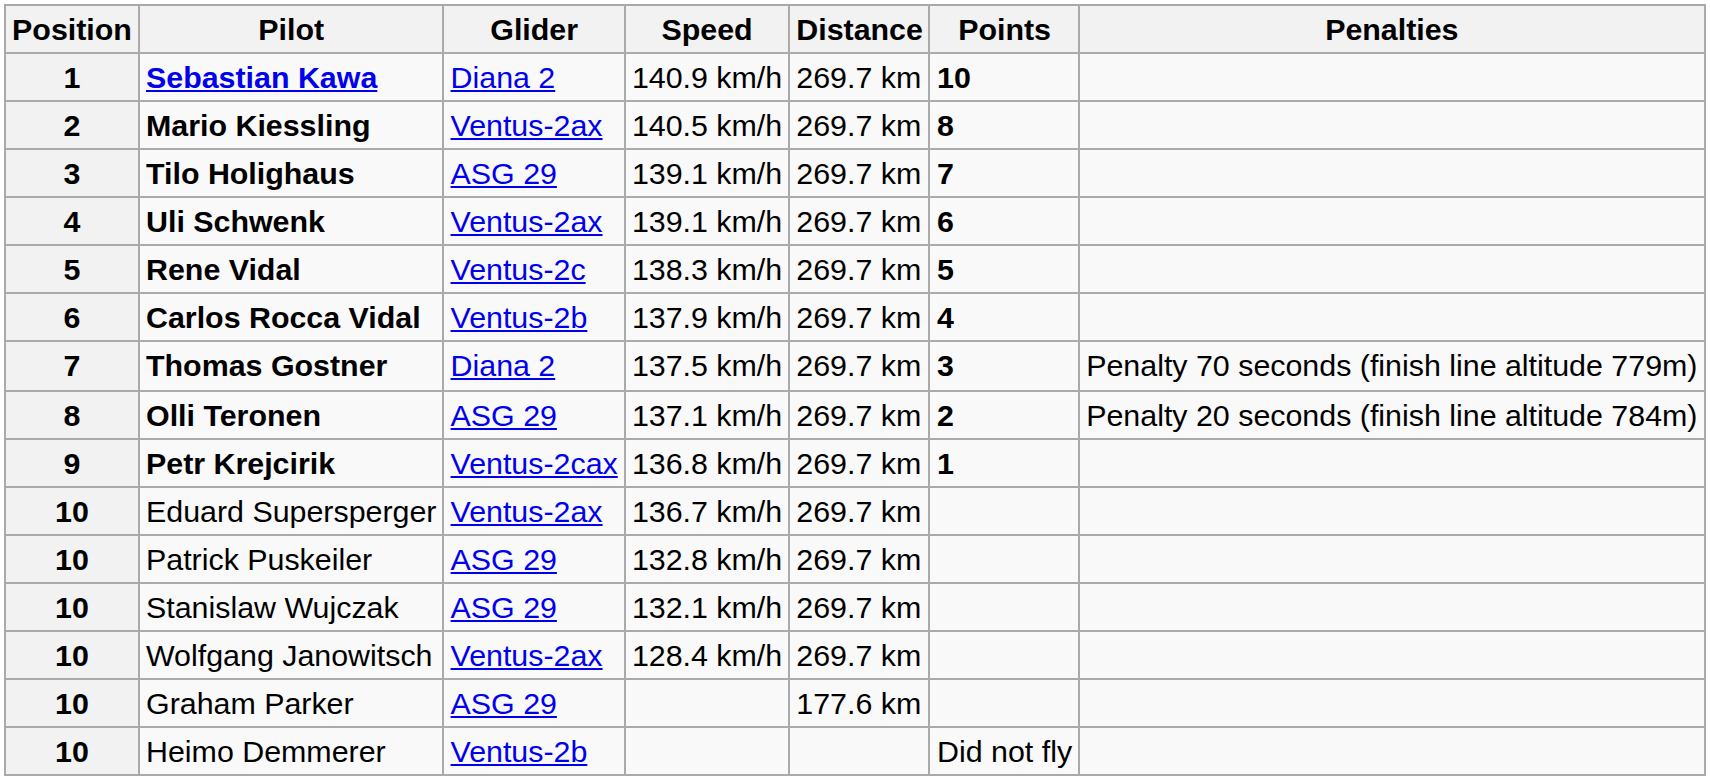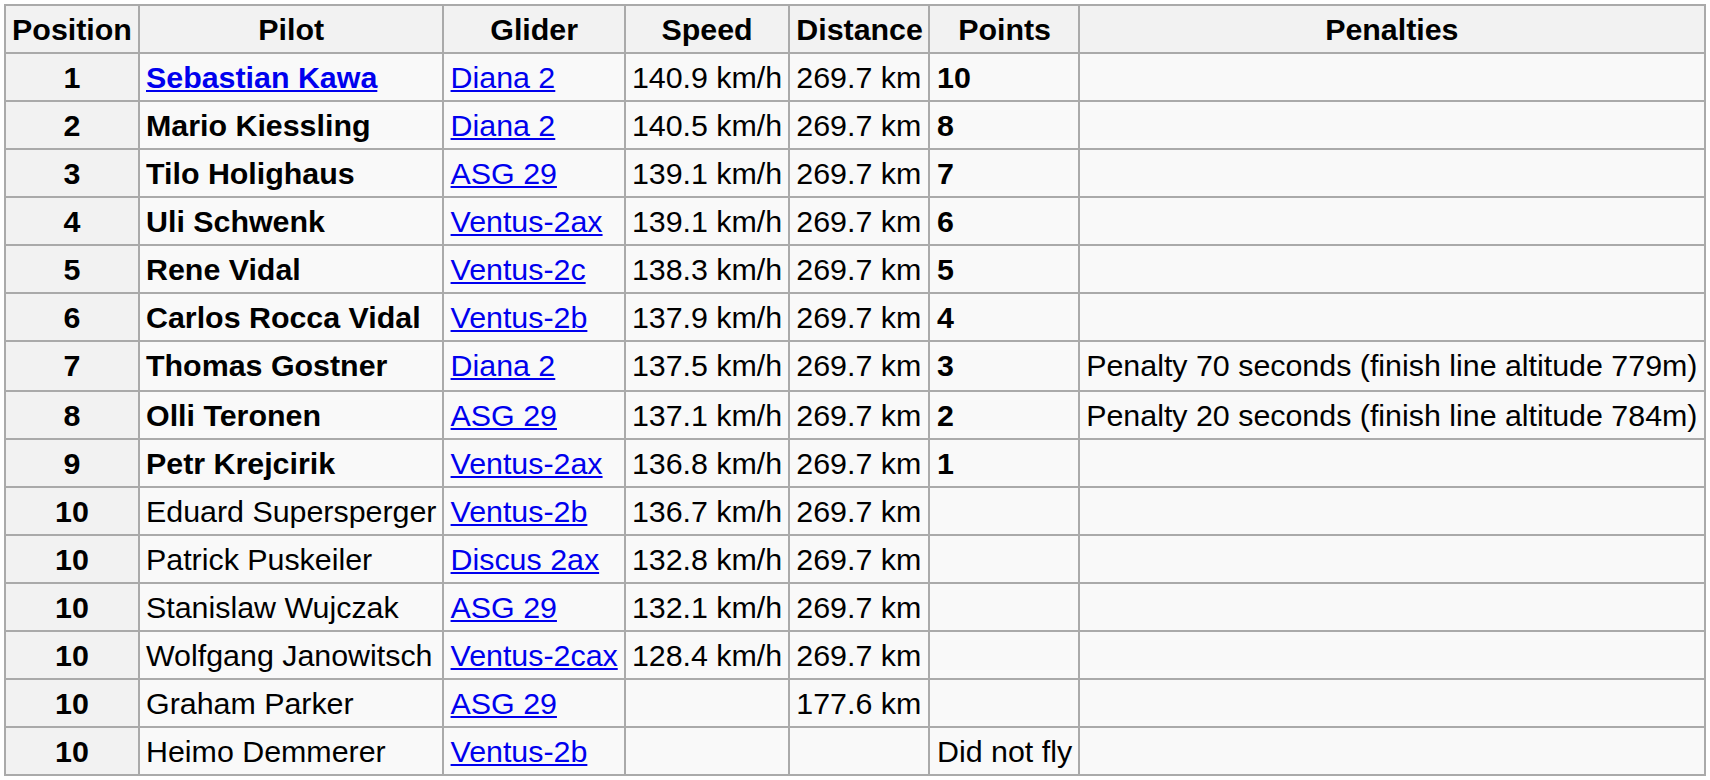(527, 126) Ventus-2ax -> (503, 126) Diana 2
(534, 462) Ventus-2cax -> (527, 462) Ventus-2ax
(527, 510) Ventus-2ax -> (519, 510) Ventus-2b
(504, 559) ASG 29 -> (525, 559) Discus 2ax
(527, 655) Ventus-2ax -> (534, 655) Ventus-2cax
